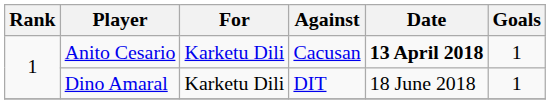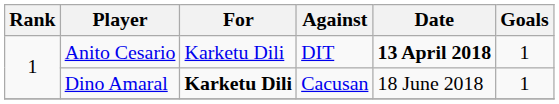(327, 51) Cacusan -> (318, 51) DIT
(234, 83) normal -> (238, 83) bold
(310, 83) DIT -> (335, 83) Cacusan
